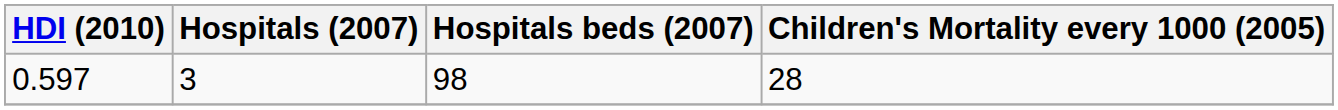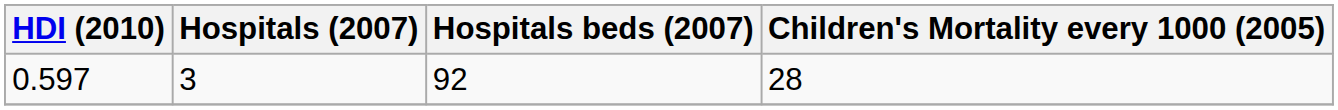(450, 78) 98 -> (450, 78) 92
